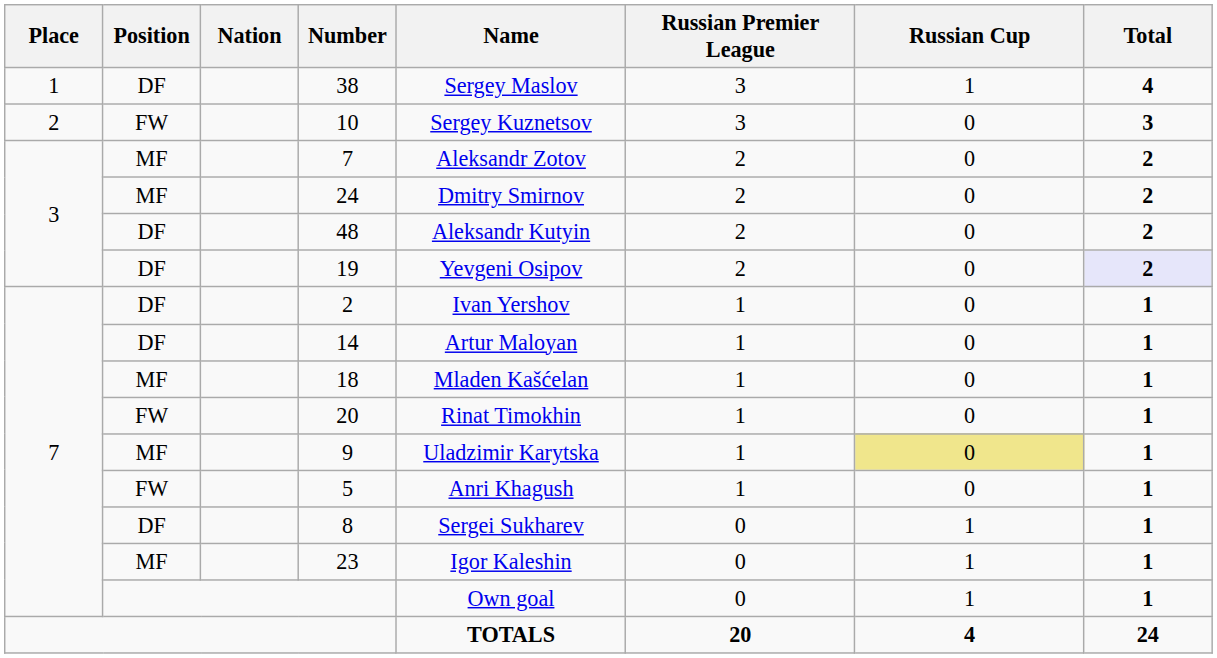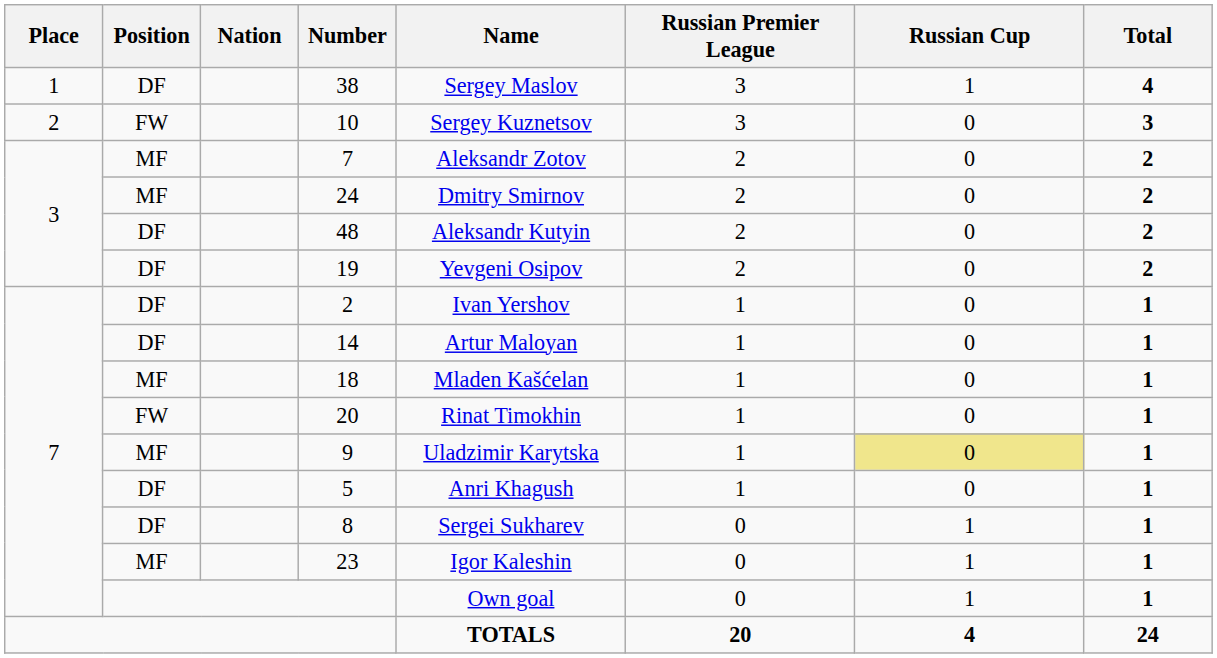(1148, 268) lavender background -> (1148, 268) no background
(152, 488) FW -> (152, 488) DF
